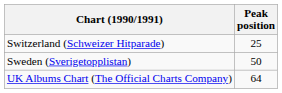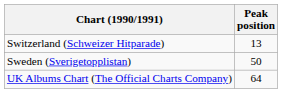(256, 43) 25 -> (256, 43) 13
